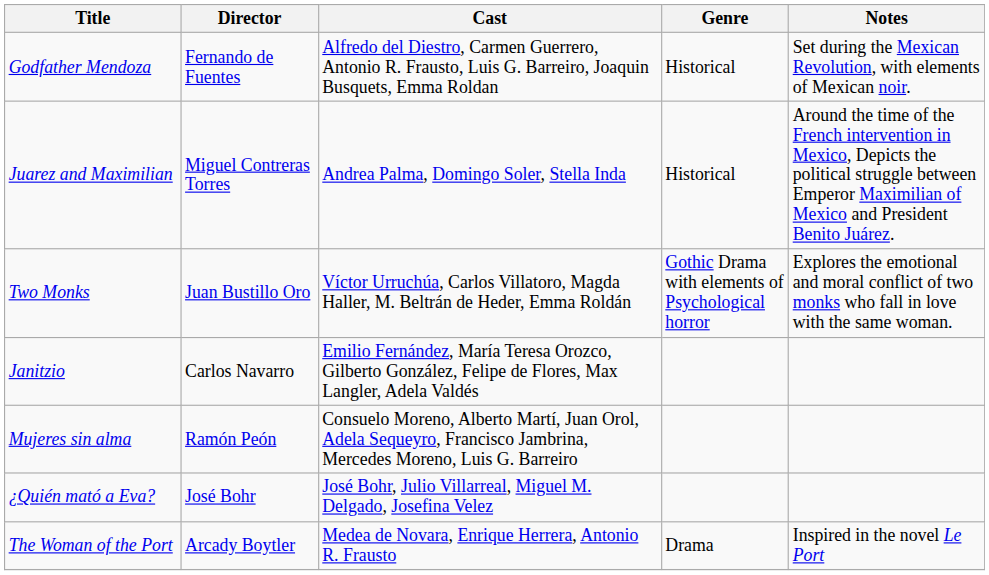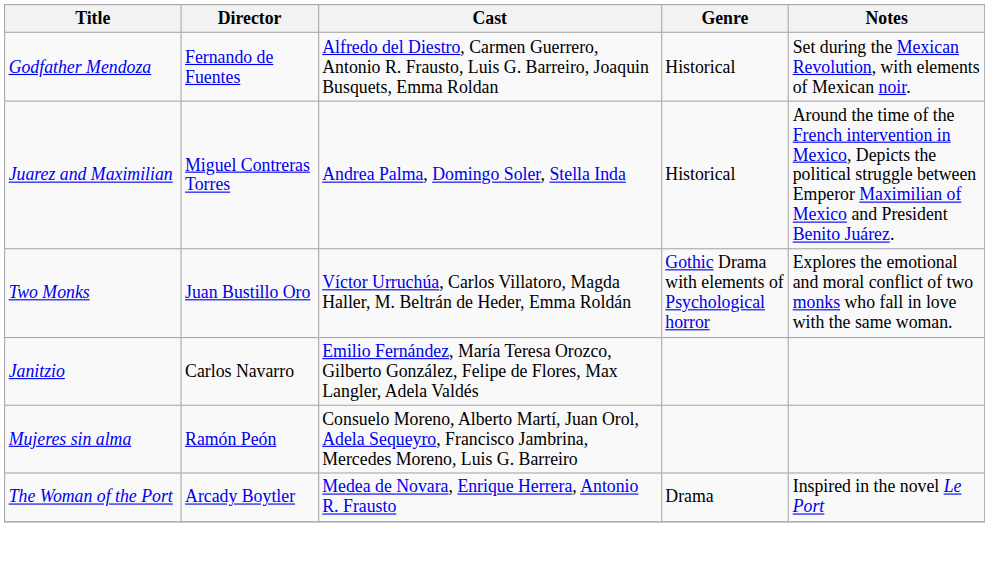- row: (82, 497)
